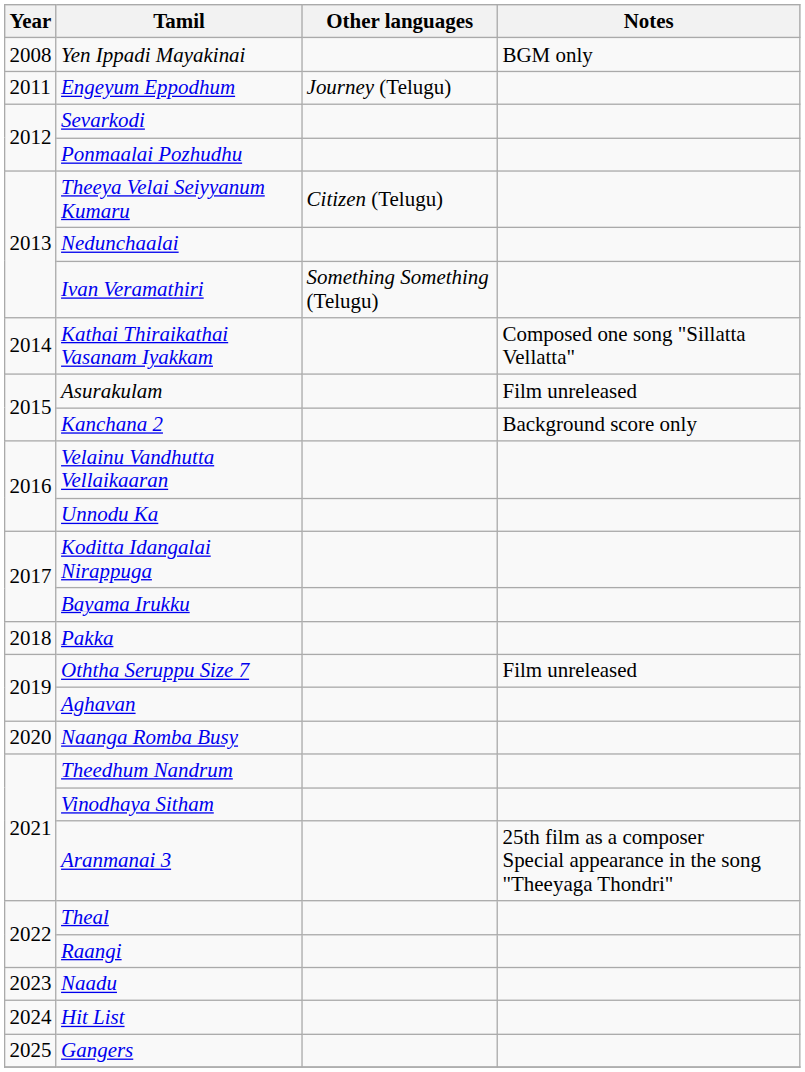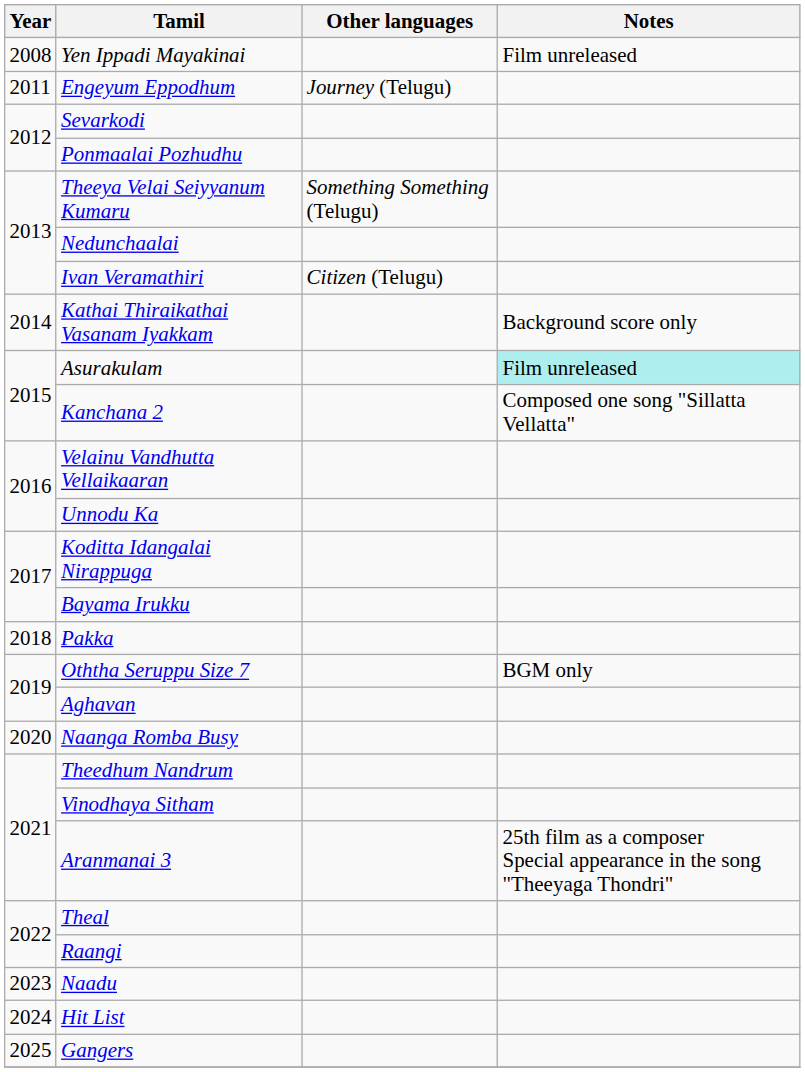(548, 54) BGM only -> (570, 54) Film unreleased
(375, 199) Citizen (Telugu) -> (398, 199) Something Something (Telugu)
(398, 289) Something Something (Telugu) -> (375, 277) Citizen (Telugu)
(624, 346) Composed one song "Sillatta Vellatta" -> (600, 322) Background score only
(570, 391) no background -> (570, 367) paleturquoise background
(600, 424) Background score only -> (624, 412) Composed one song "Sillatta Vellatta"
(570, 670) Film unreleased -> (548, 670) BGM only
